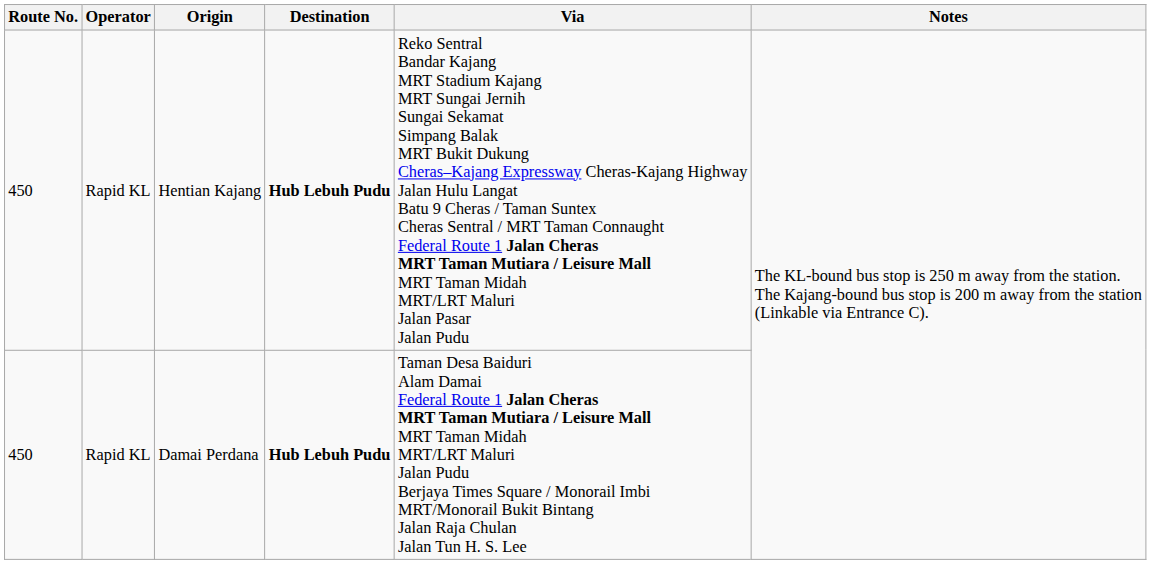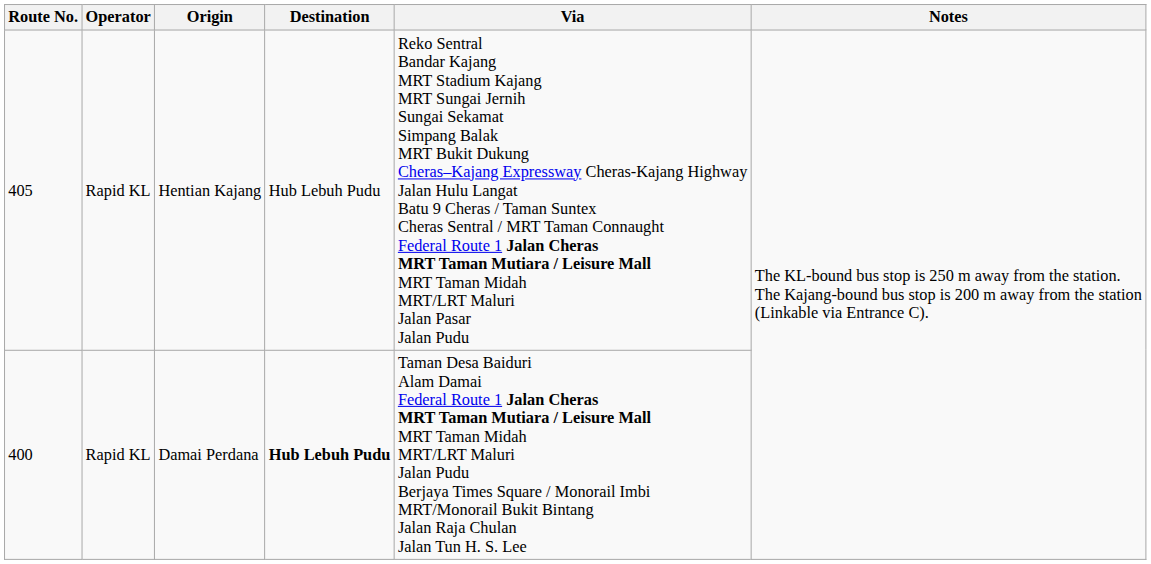(21, 190) 450 -> (21, 190) 405
(330, 190) bold -> (325, 190) normal
(21, 454) 450 -> (21, 454) 400
